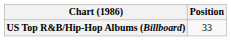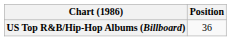(207, 28) 33 -> (207, 28) 36
